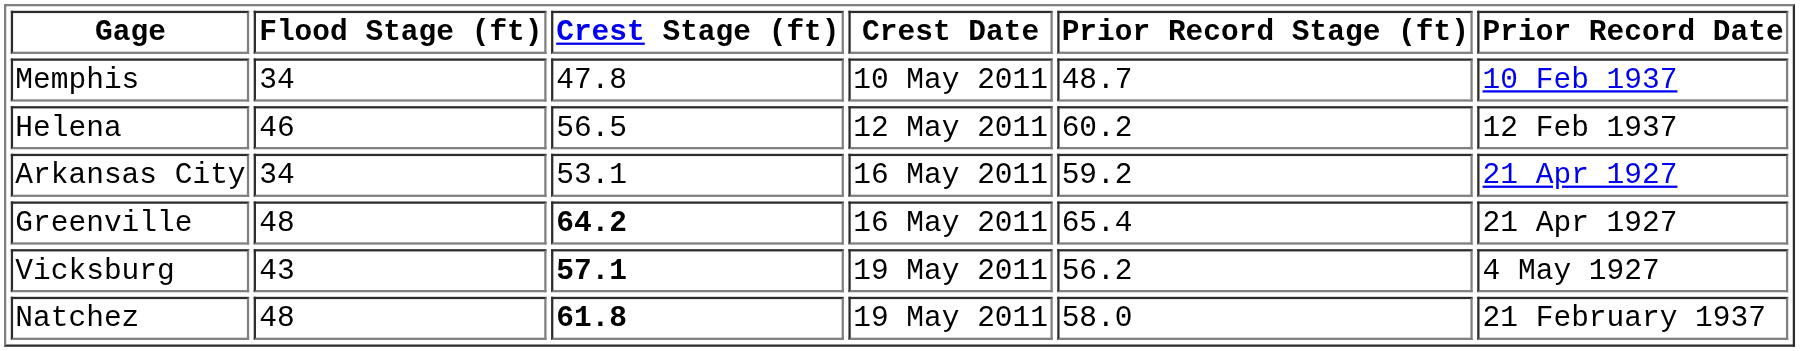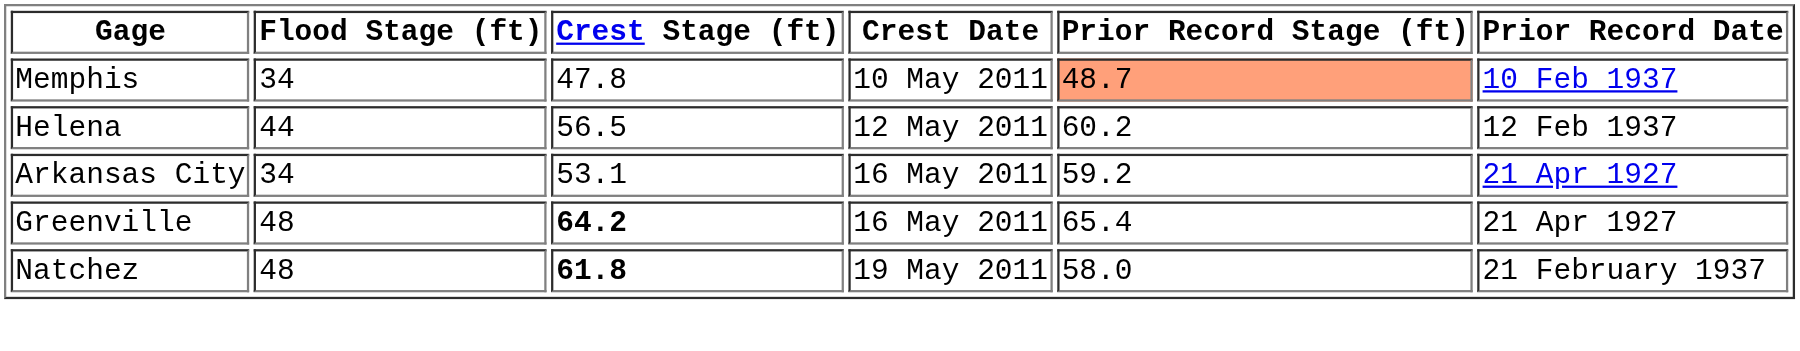(1097, 80) no background -> (1097, 80) lightsalmon background
(277, 128) 46 -> (277, 128) 44
- row: (95, 271)
